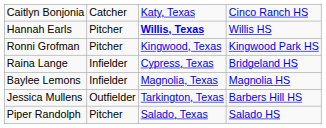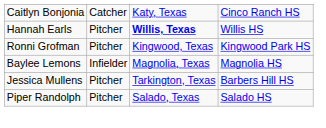- row: (37, 64)
(112, 98) Outfielder -> (106, 81) Pitcher
